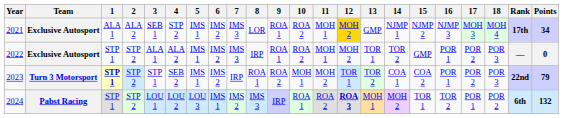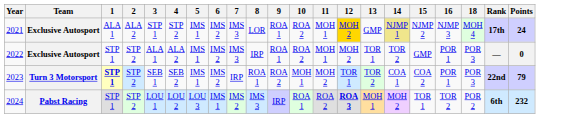- column: (473, 11)
(155, 29) SEB 1 -> (155, 29) STP 1
(397, 29) no background -> (397, 29) khaki background
(545, 29) 34 -> (522, 29) 24
(155, 77) STP 1 -> (155, 77) SEB 1
(545, 101) 132 -> (522, 101) 232
